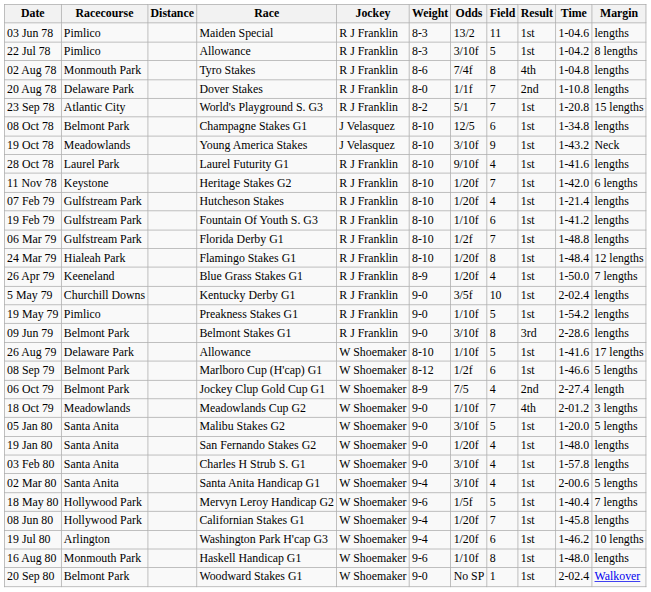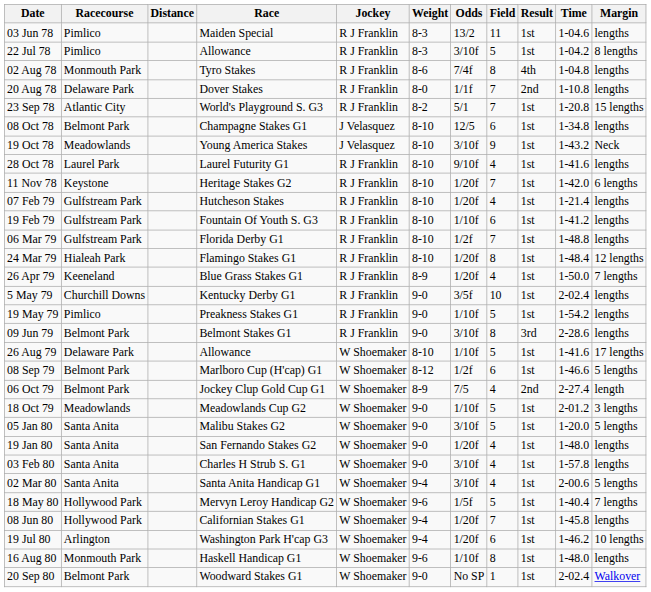(493, 408) 7 -> (493, 408) 5
(528, 408) 4th -> (528, 408) 1st
